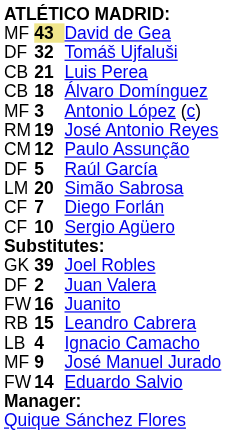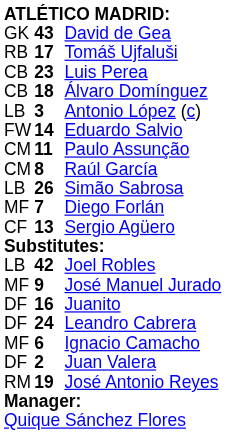(17, 33) MF -> (17, 33) GK
(44, 33) khaki background -> (44, 33) no background
(16, 52) DF -> (16, 52) RB
(44, 52) 32 -> (44, 52) 17
(44, 72) 21 -> (44, 72) 23
(17, 110) MF -> (15, 110) LB
rows swapped: (141, 130) <-> (124, 382)
(44, 149) 12 -> (43, 149) 11
(16, 169) DF -> (18, 169) CM
(39, 169) 5 -> (39, 169) 8
(16, 188) LM -> (15, 188) LB
(44, 188) 20 -> (44, 188) 26
(16, 207) CF -> (17, 207) MF
(44, 227) 10 -> (44, 227) 13
(17, 265) GK -> (15, 265) LB
(44, 265) 39 -> (44, 265) 42
rows swapped: (110, 285) <-> (143, 362)
(18, 304) FW -> (16, 304) DF
(16, 323) RB -> (16, 323) DF
(44, 323) 15 -> (44, 323) 24
(15, 343) LB -> (17, 343) MF
(39, 343) 4 -> (39, 343) 6
